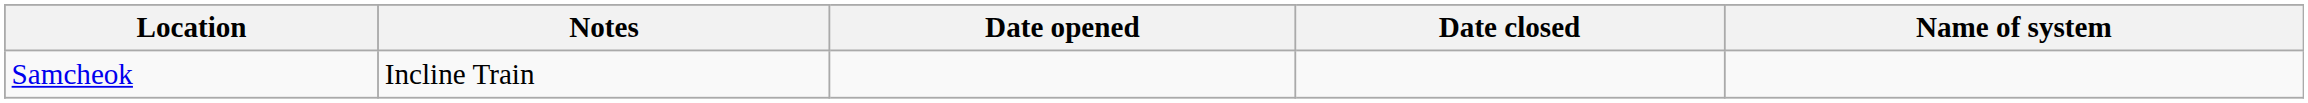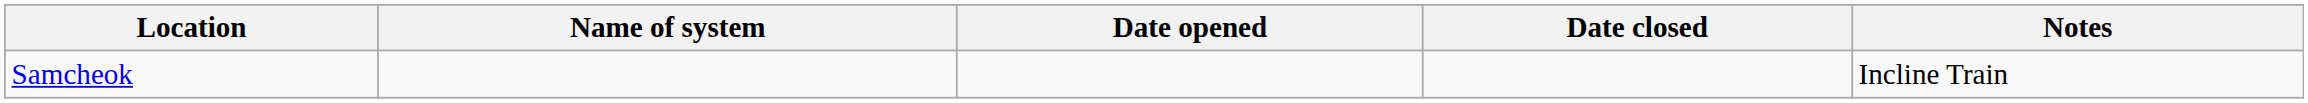columns swapped: (2014, 27) <-> (604, 27)
